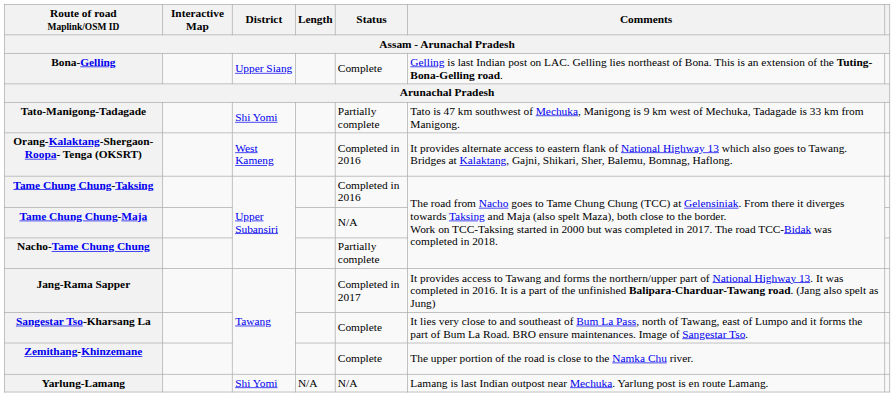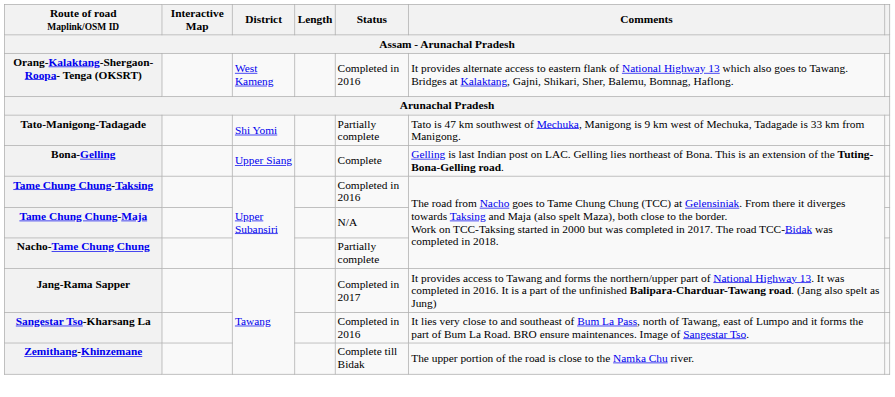rows swapped: (83, 148) <-> (83, 62)
(360, 327) Complete -> (368, 327) Completed in 2016
(360, 358) Complete -> (367, 358) Complete till Bidak
- row: (83, 383)
